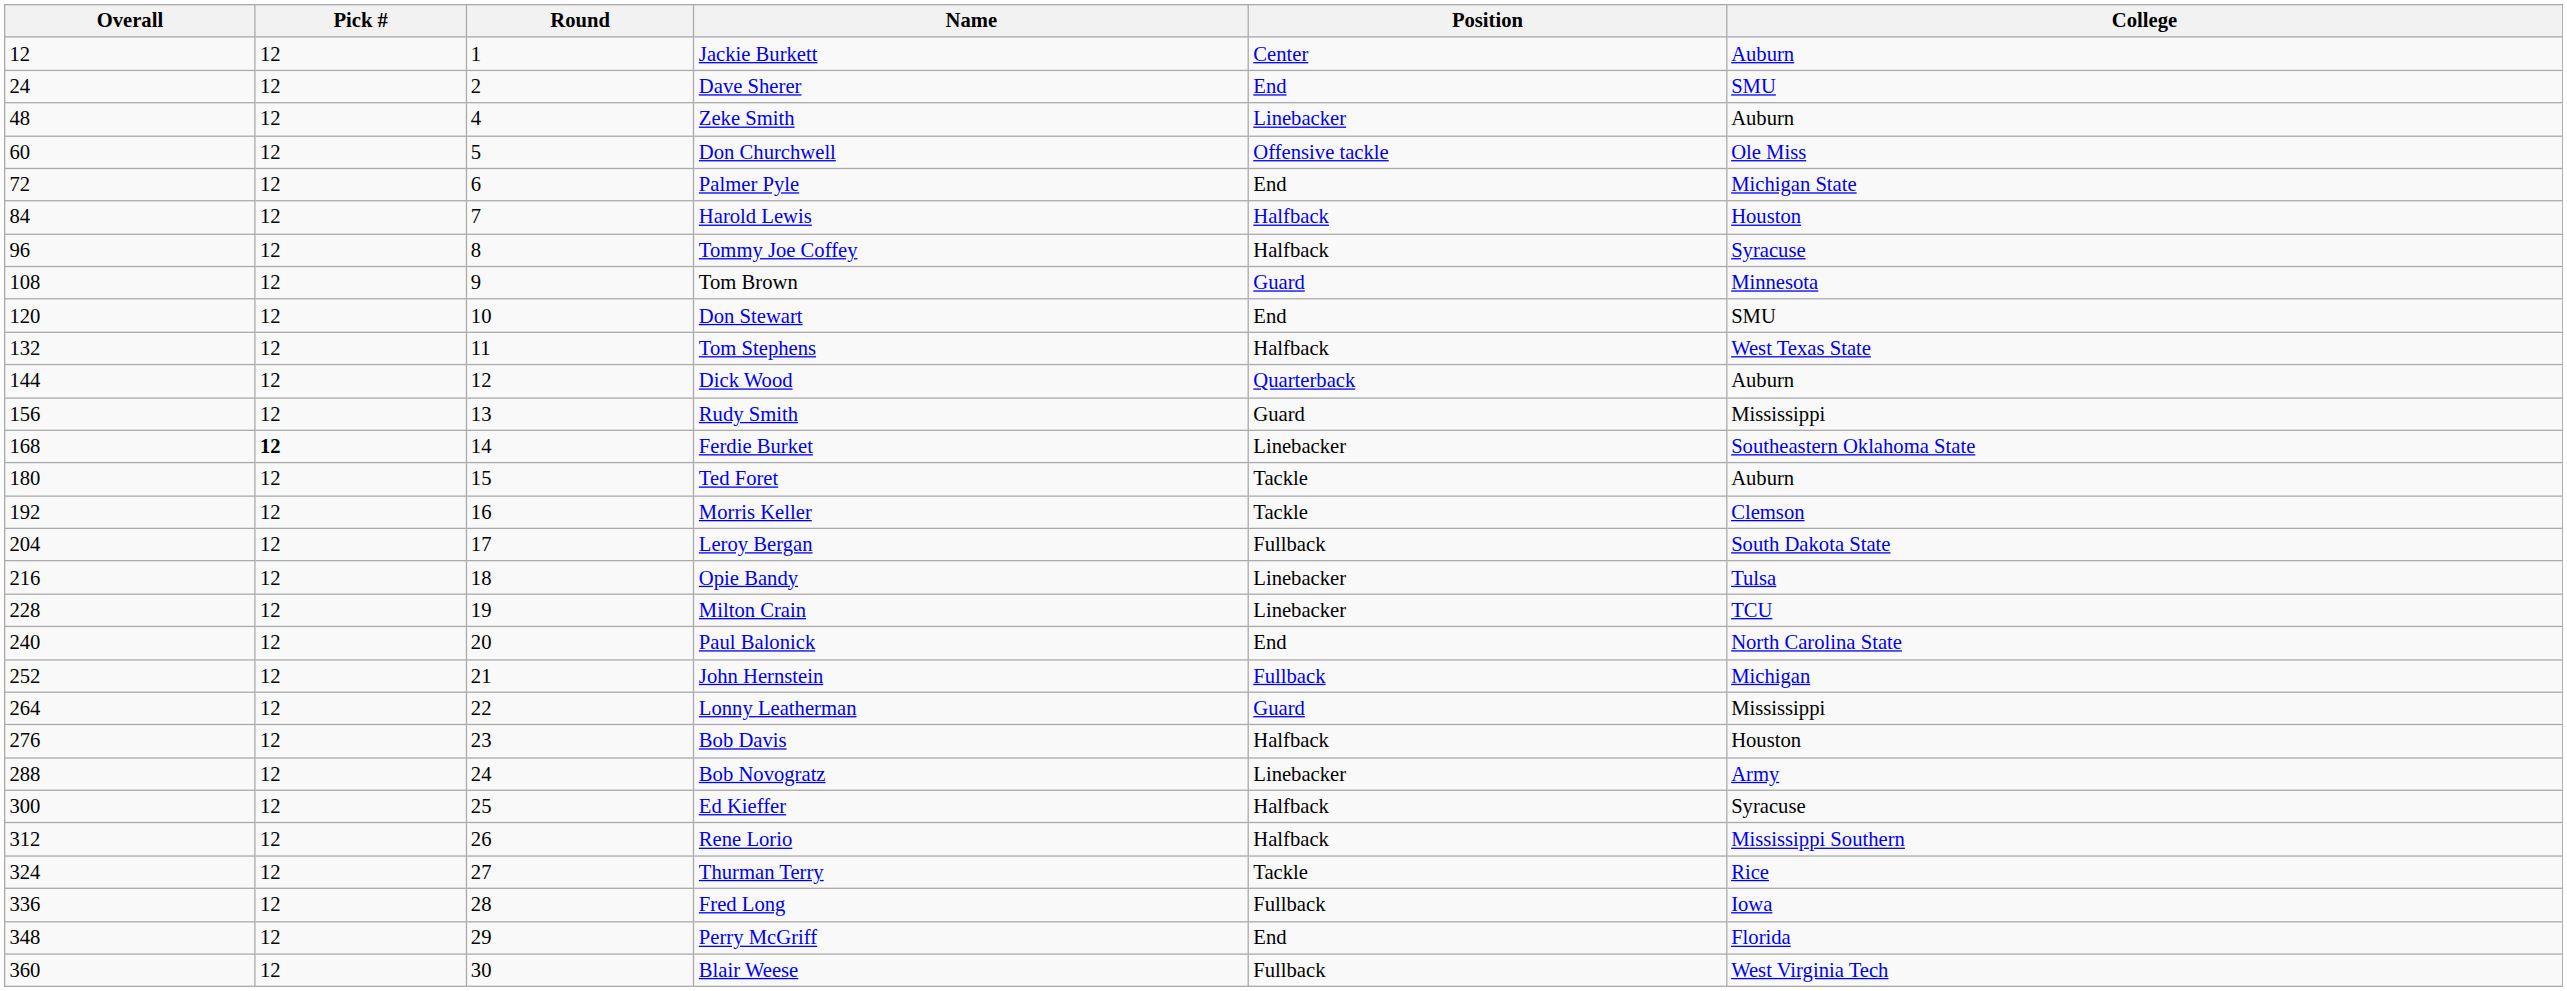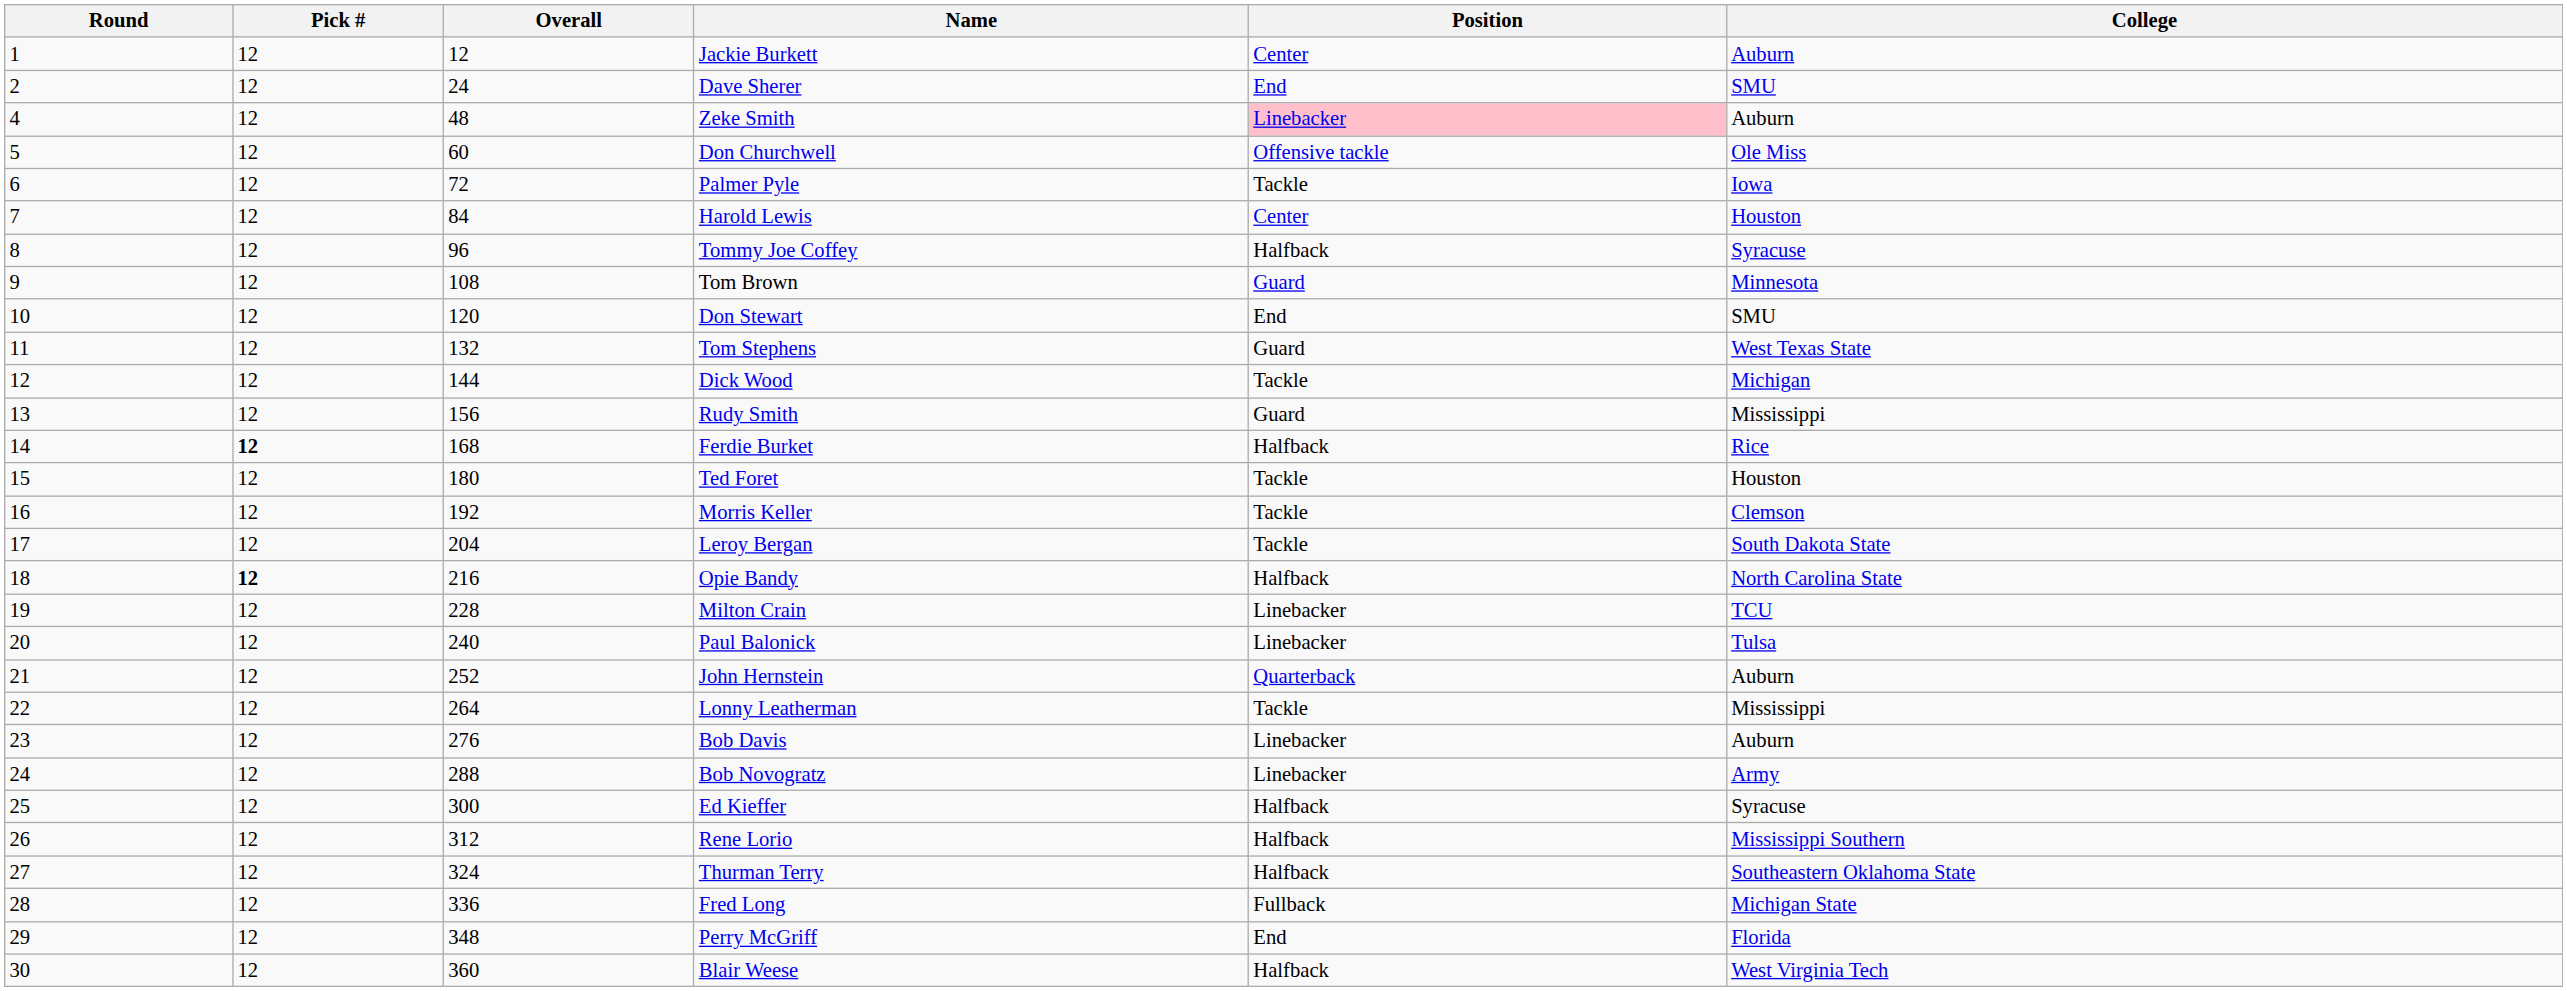columns swapped: (580, 20) <-> (130, 20)
(1300, 119) no background -> (1300, 119) pink background
(1270, 184) End -> (1281, 184) Tackle
(1794, 184) Michigan State -> (1752, 184) Iowa
(1291, 217) Halfback -> (1281, 217) Center
(1291, 348) Halfback -> (1279, 348) Guard
(1304, 380) Quarterback -> (1281, 380) Tackle
(1763, 380) Auburn -> (1771, 380) Michigan
(1300, 446) Linebacker -> (1291, 446) Halfback
(1853, 446) Southeastern Oklahoma State -> (1750, 446) Rice
(1763, 479) Auburn -> (1766, 479) Houston
(1289, 544) Fullback -> (1281, 544) Tackle
(270, 577) normal -> (248, 577) bold
(1300, 577) Linebacker -> (1291, 577) Halfback
(1754, 577) Tulsa -> (1817, 577) North Carolina State
(1270, 642) End -> (1300, 642) Linebacker
(1817, 642) North Carolina State -> (1754, 642) Tulsa
(1289, 675) Fullback -> (1304, 675) Quarterback
(1771, 675) Michigan -> (1763, 675) Auburn
(1279, 708) Guard -> (1281, 708) Tackle
(1291, 741) Halfback -> (1300, 741) Linebacker
(1766, 741) Houston -> (1763, 741) Auburn
(1281, 871) Tackle -> (1291, 871) Halfback
(1750, 871) Rice -> (1853, 871) Southeastern Oklahoma State
(1752, 904) Iowa -> (1794, 904) Michigan State
(1289, 970) Fullback -> (1291, 970) Halfback
